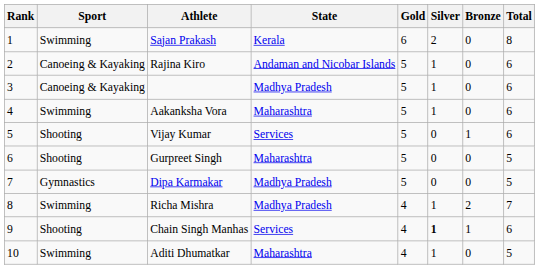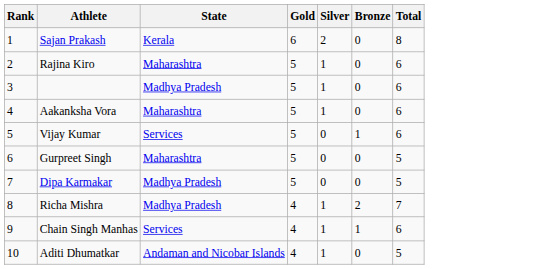- column: (92, 16)
(324, 63) Andaman and Nicobar Islands -> (172, 63) Maharashtra
(434, 229) bold -> (323, 229) normal
(283, 253) Maharashtra -> (214, 253) Andaman and Nicobar Islands
